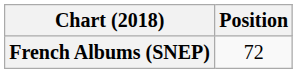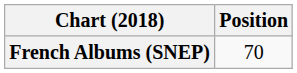(254, 52) 72 -> (254, 52) 70
